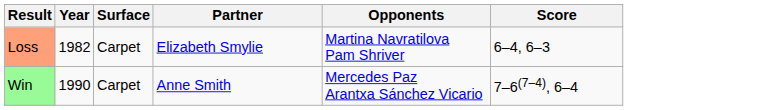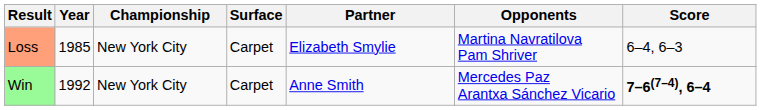+ column: (160, 15)
(74, 46) 1982 -> (74, 46) 1985
(74, 85) 1990 -> (74, 85) 1992
(536, 85) normal -> (669, 85) bold
